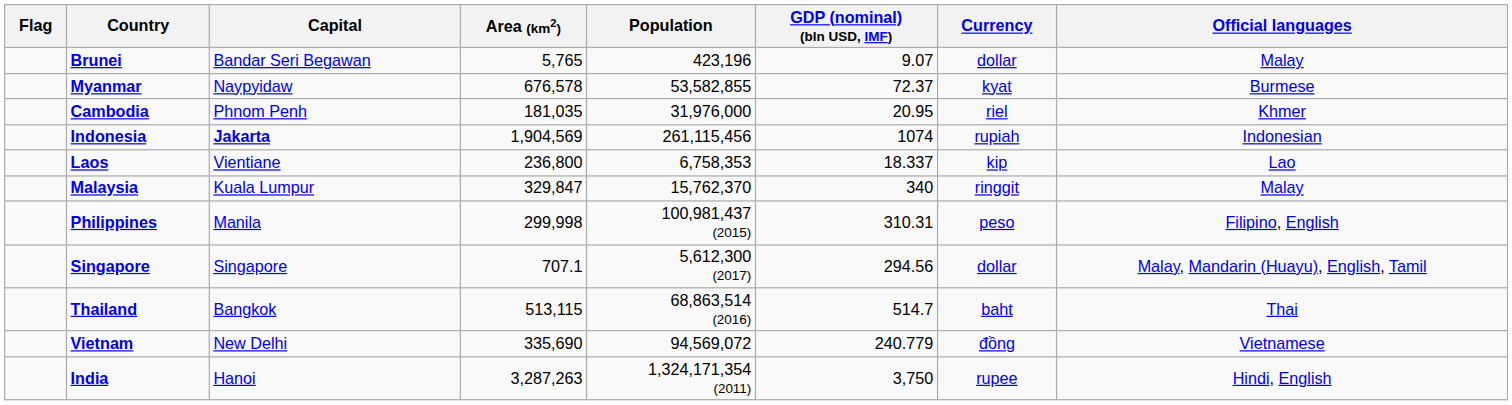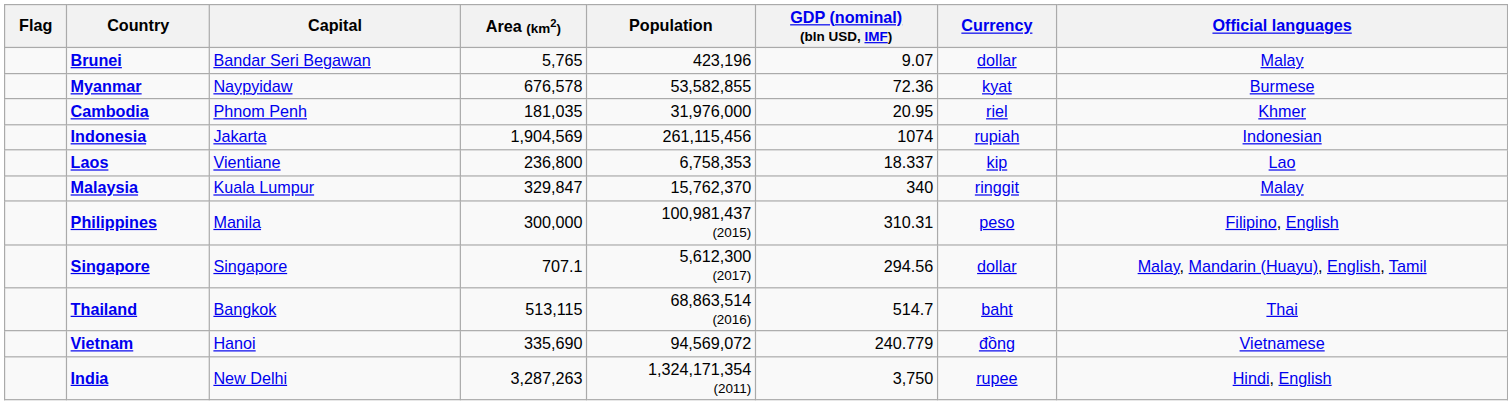(913, 86) 72.37 -> (913, 86) 72.36
(242, 137) bold -> (240, 137) normal
(553, 222) 299,998 -> (553, 222) 300,000
(250, 343) New Delhi -> (235, 343) Hanoi
(235, 378) Hanoi -> (250, 378) New Delhi
